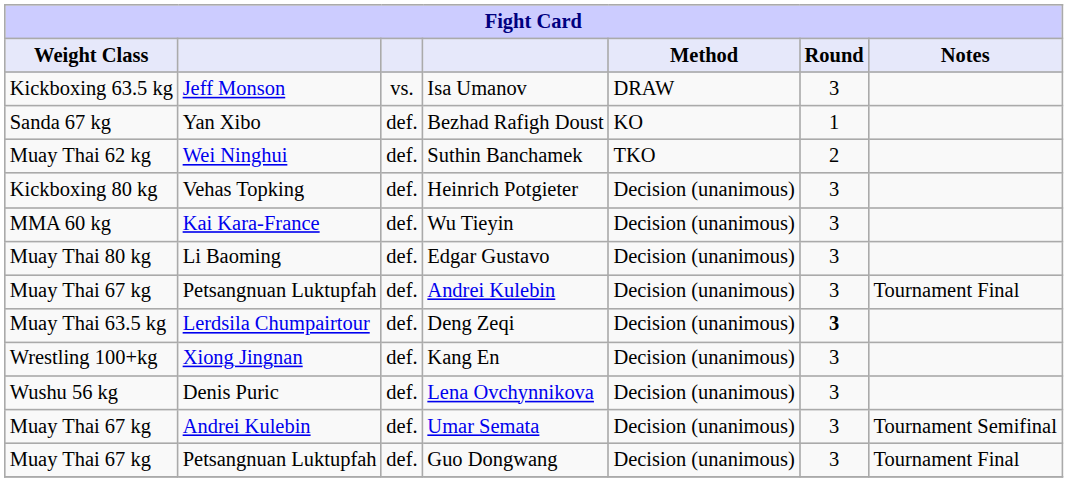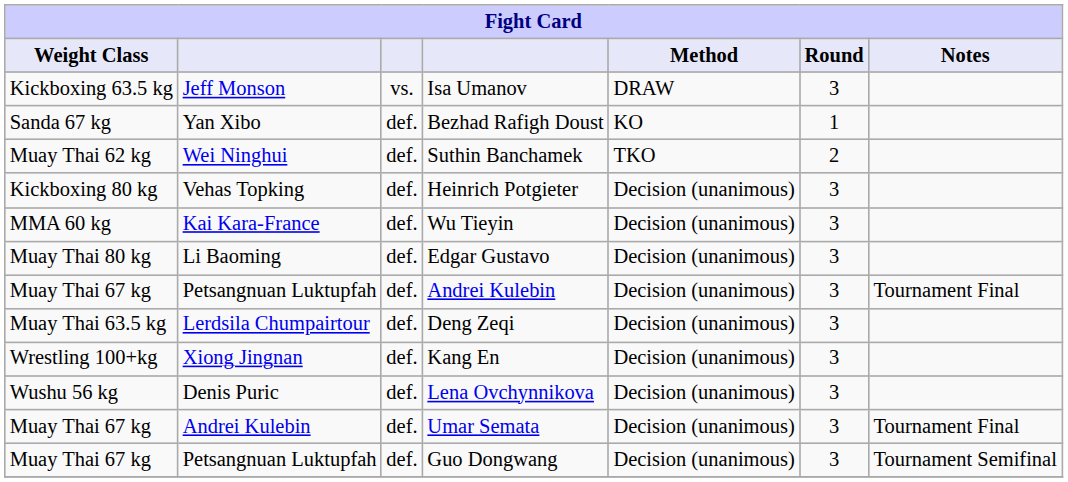(834, 324) bold -> (834, 324) normal
(965, 426) Tournament Semifinal -> (946, 426) Tournament Final
(946, 459) Tournament Final -> (965, 459) Tournament Semifinal
